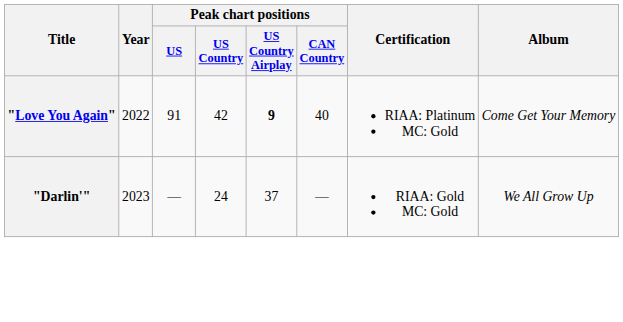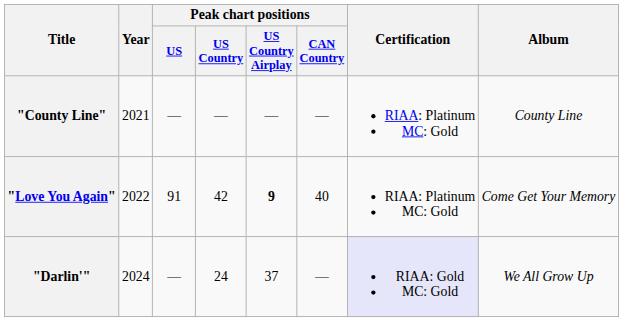+ row: (62, 116)
(136, 196) 2023 -> (136, 276) 2024
(413, 204) no background -> (413, 284) lavender background
